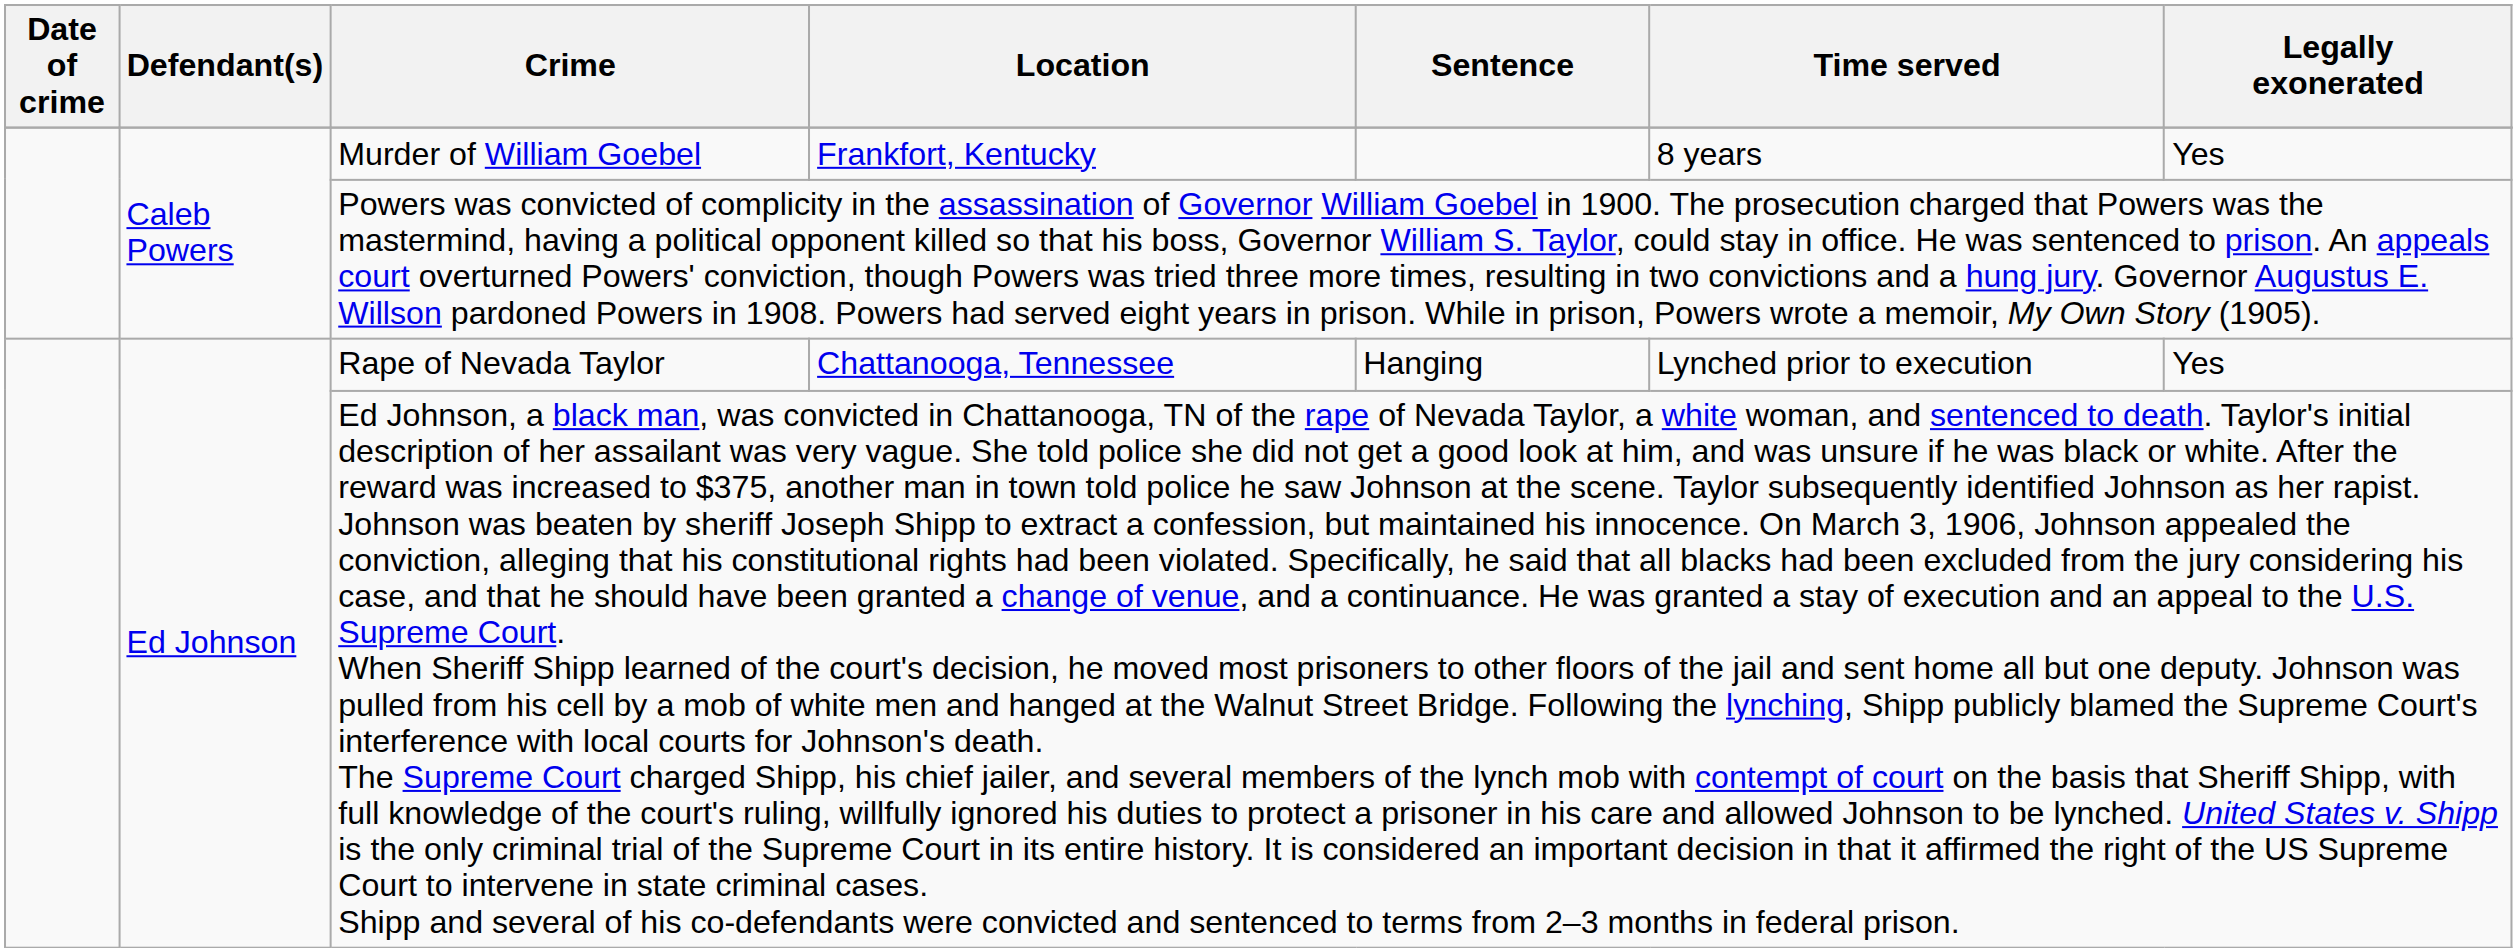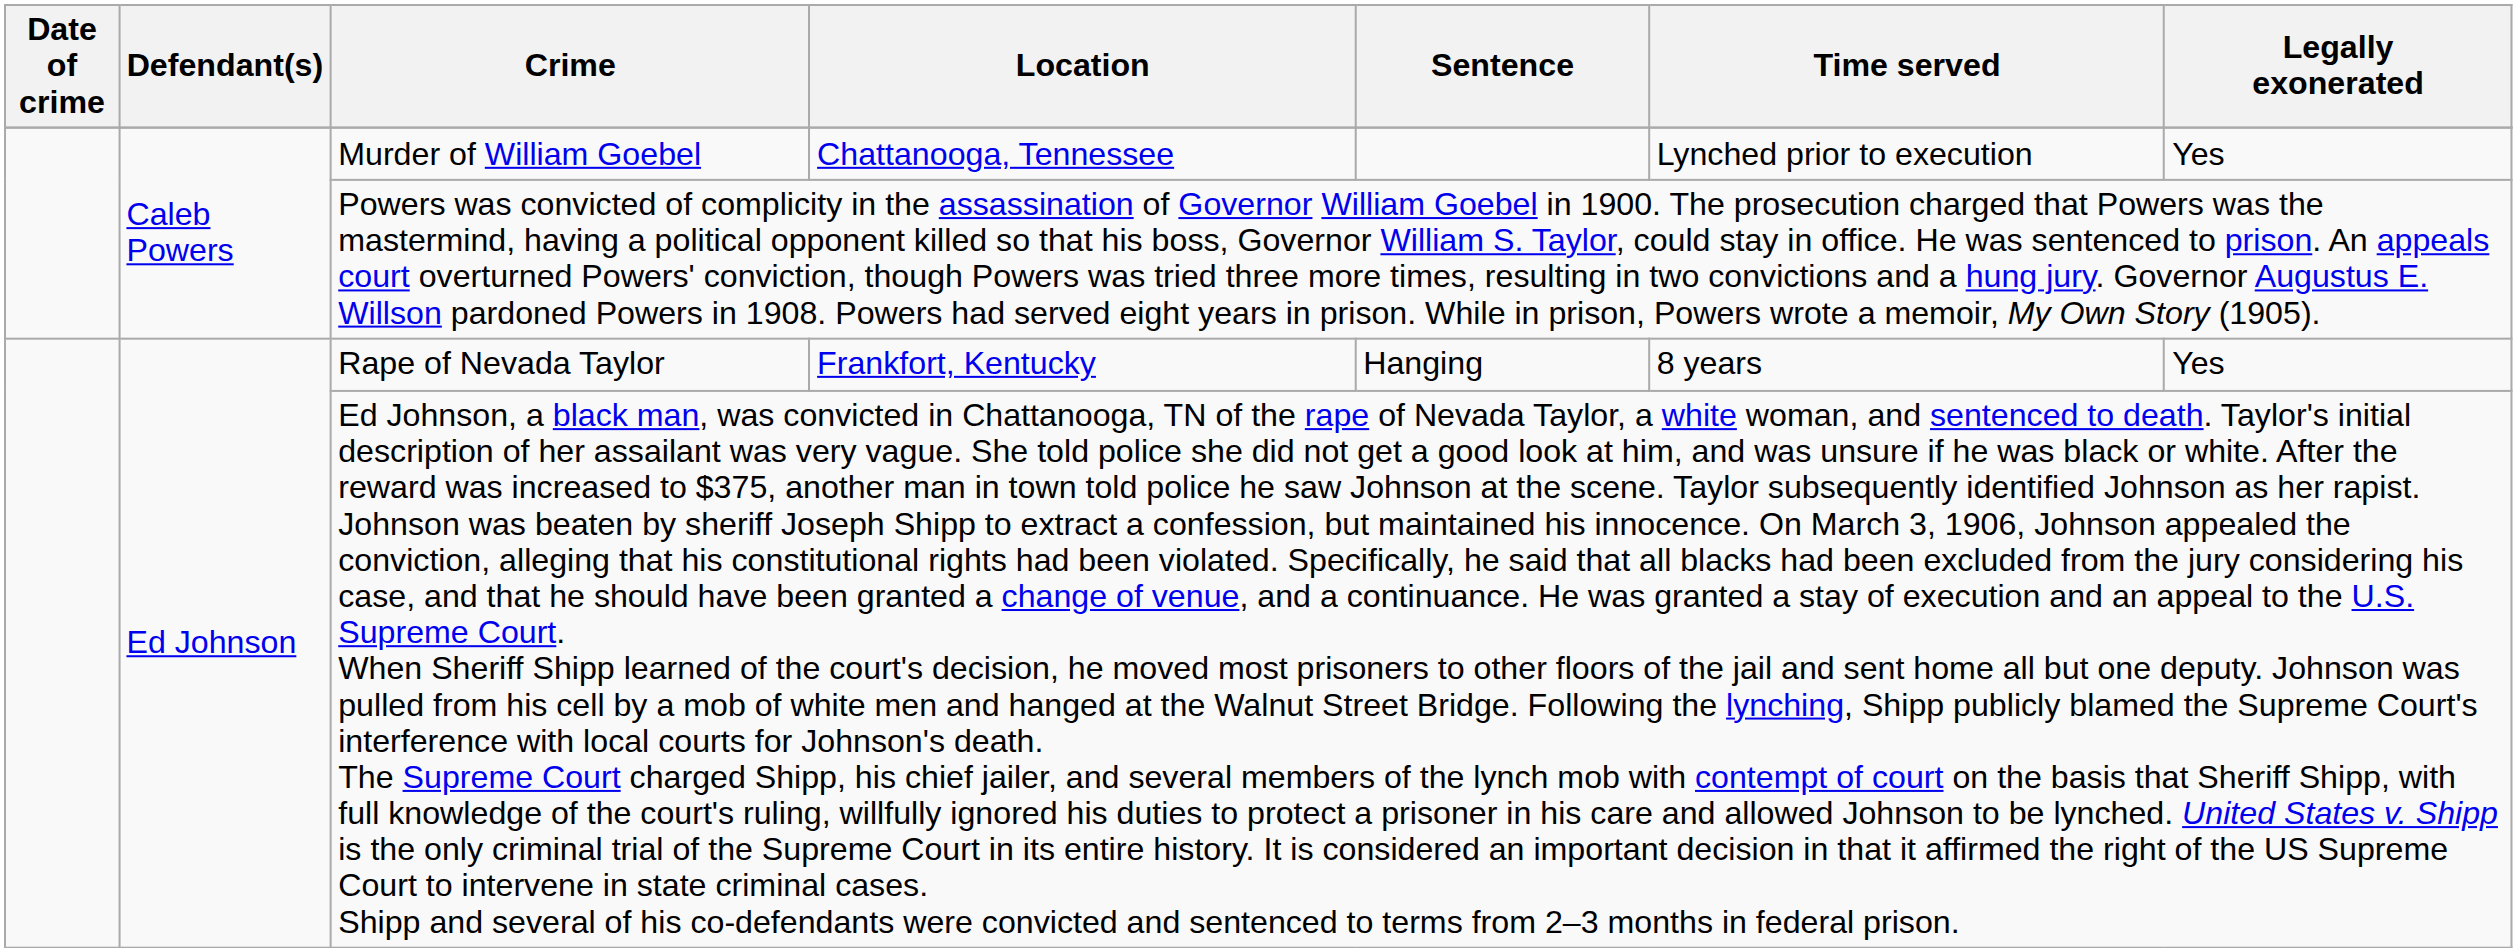(957, 153) Frankfort, Kentucky -> (996, 153) Chattanooga, Tennessee
(1709, 153) 8 years -> (1845, 153) Lynched prior to execution
(996, 363) Chattanooga, Tennessee -> (957, 363) Frankfort, Kentucky
(1845, 363) Lynched prior to execution -> (1709, 363) 8 years
